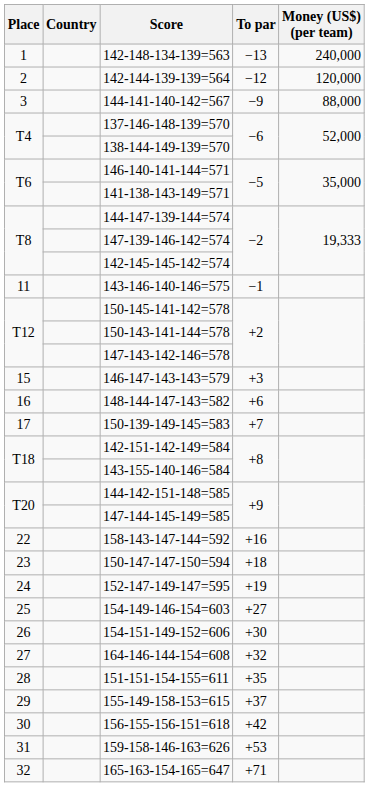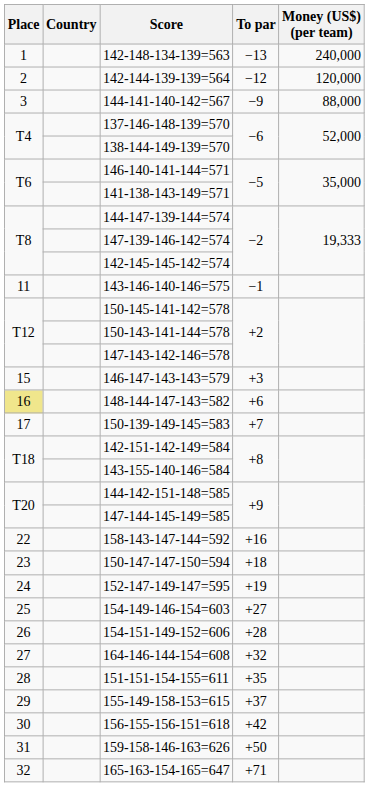(24, 401) no background -> (24, 401) khaki background
(256, 632) +30 -> (256, 632) +28
(256, 747) +53 -> (256, 747) +50
